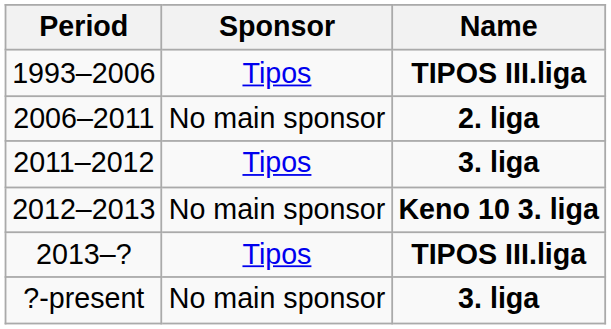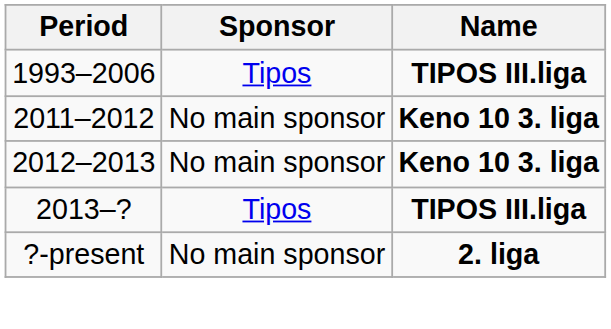- row: (84, 118)
(277, 163) Tipos -> (277, 118) No main sponsor
(499, 163) 3. liga -> (499, 118) Keno 10 3. liga
(499, 299) 3. liga -> (499, 254) 2. liga
